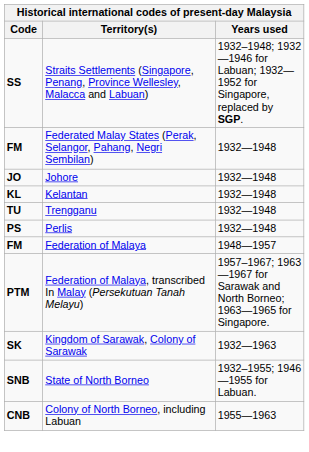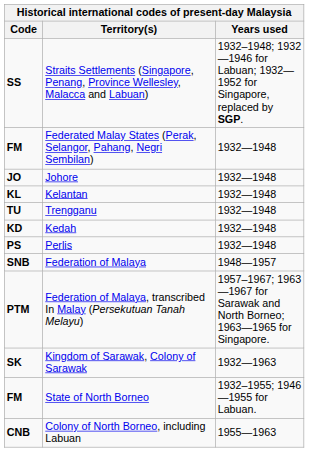+ row: (61, 228)
(15, 245) FM -> (18, 262) SNB
(18, 380) SNB -> (15, 397) FM
